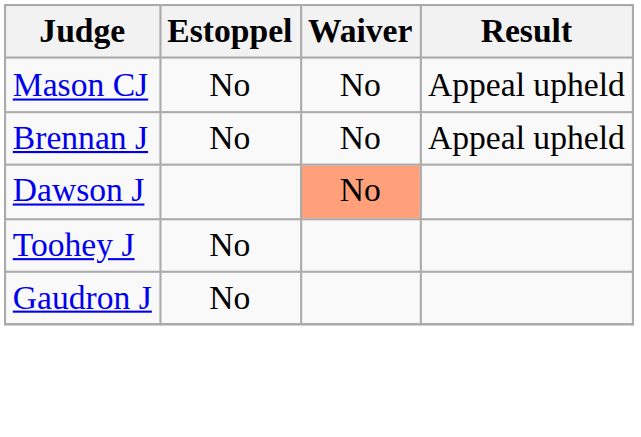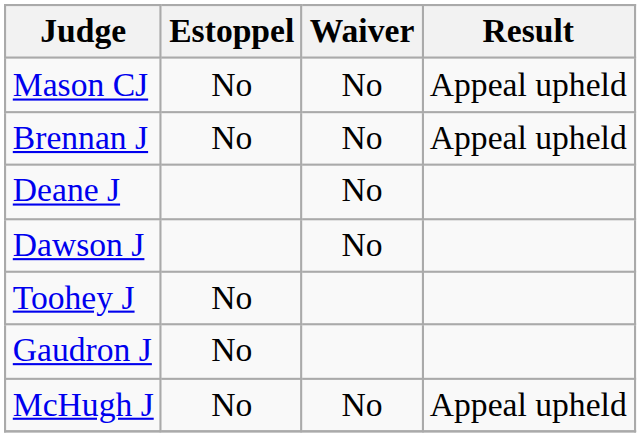+ row: (66, 191)
(360, 191) lightsalmon background -> (362, 244) no background
+ row: (83, 404)
